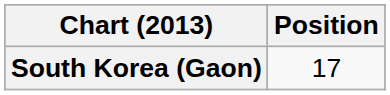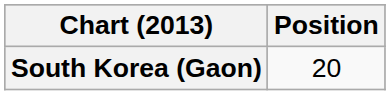(326, 67) 17 -> (326, 67) 20
